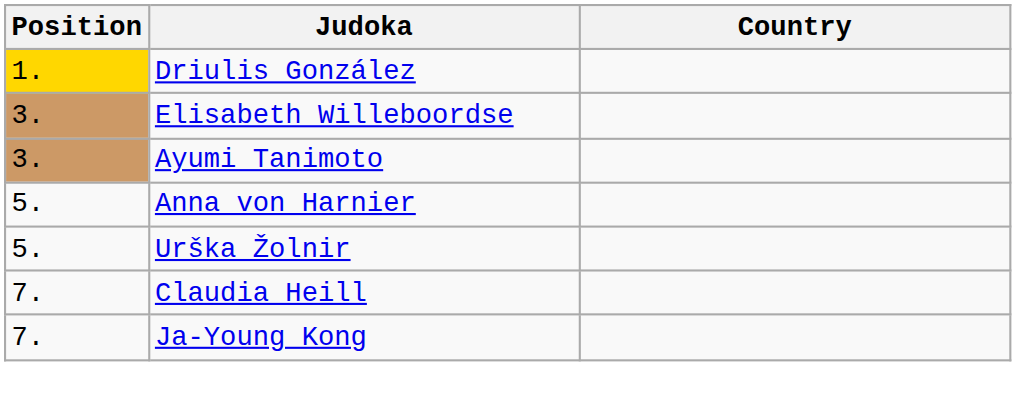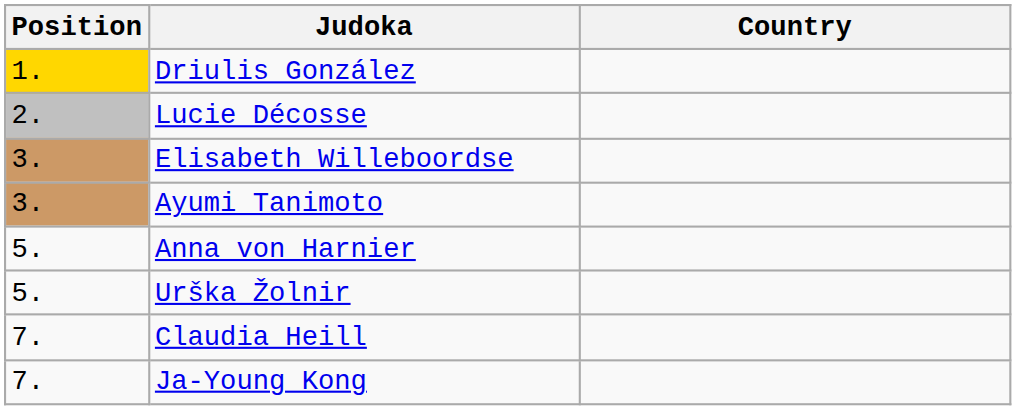+ row: (261, 116)
